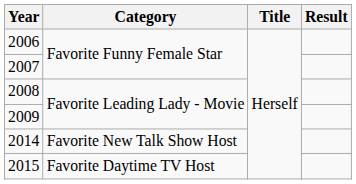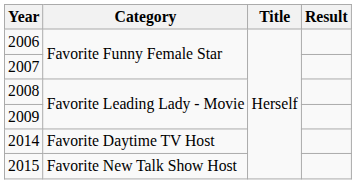(142, 141) Favorite New Talk Show Host -> (131, 141) Favorite Daytime TV Host
(131, 166) Favorite Daytime TV Host -> (142, 166) Favorite New Talk Show Host
